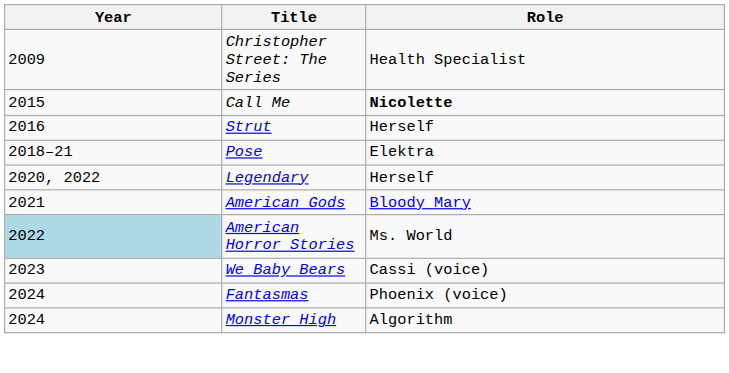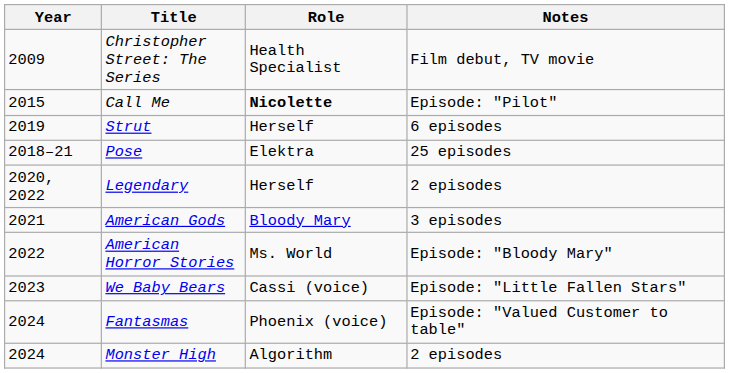+ column: (565, 17)
(27, 127) 2016 -> (27, 127) 2019
(27, 236) lightblue background -> (27, 254) no background
